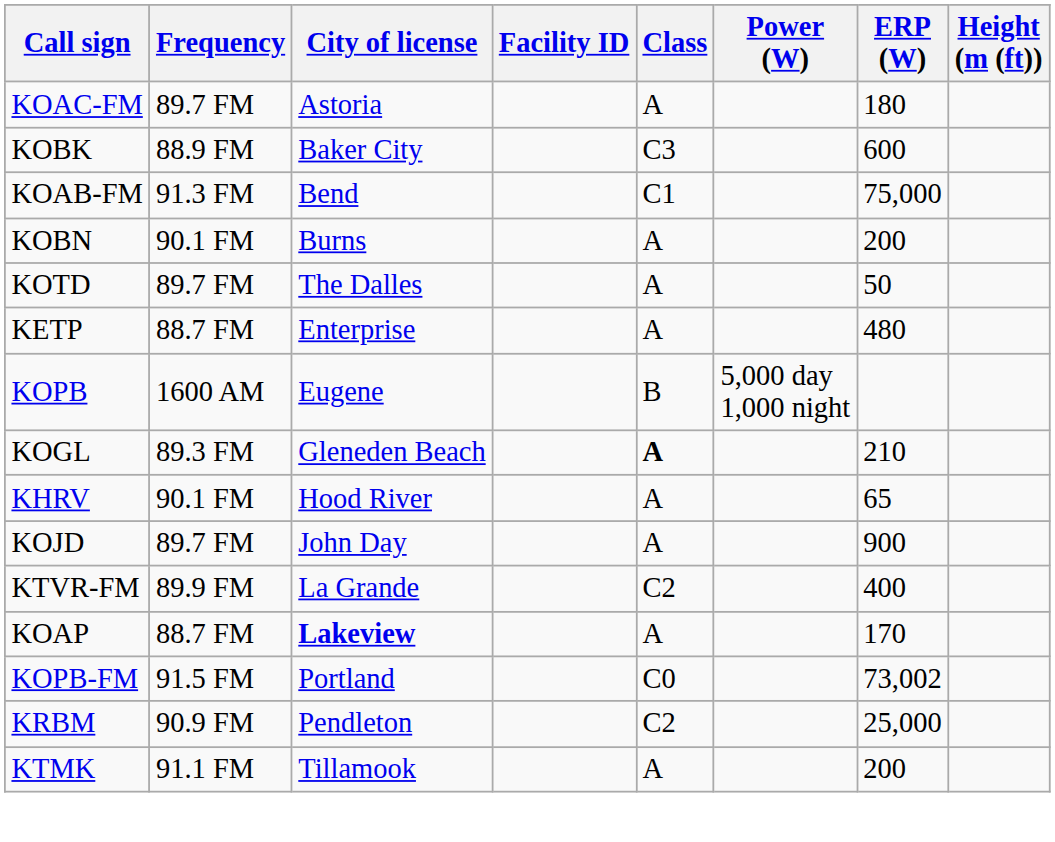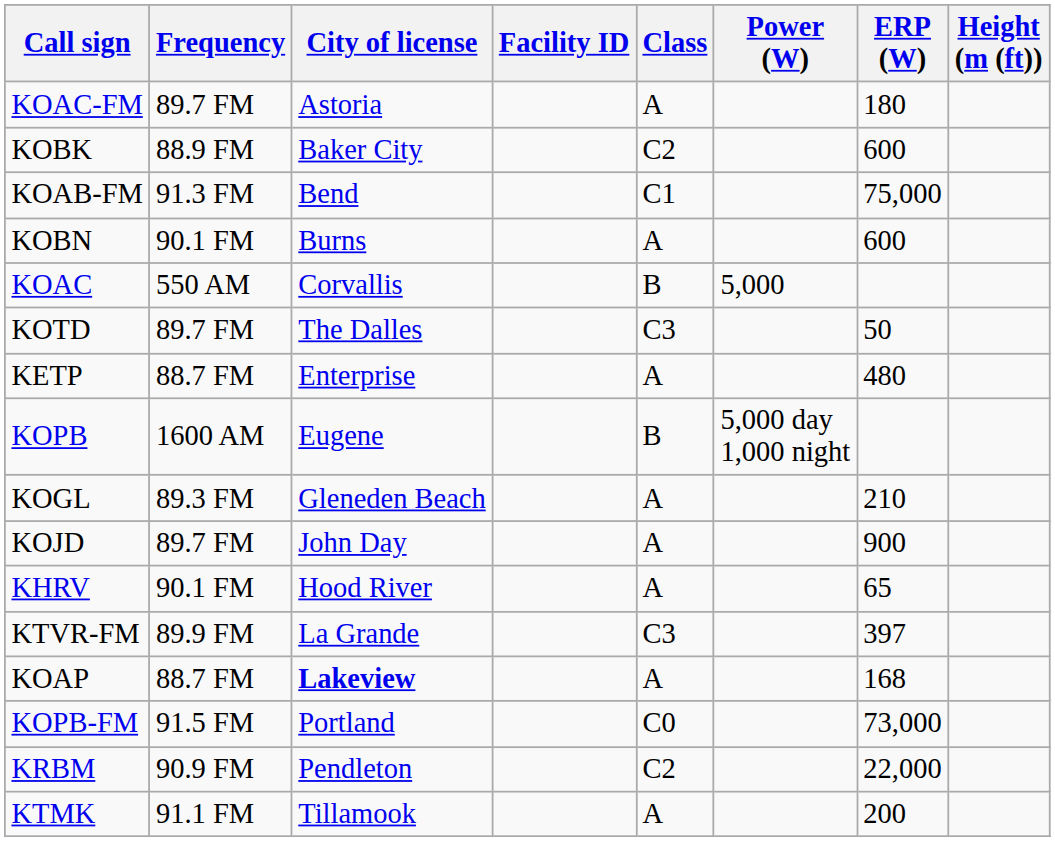(659, 149) C3 -> (659, 149) C2
(885, 239) 200 -> (885, 239) 600
+ row: (52, 284)
(653, 284) A -> (659, 330) C3
(653, 452) bold -> (653, 497) normal
rows swapped: (51, 497) <-> (48, 542)
(659, 588) C2 -> (659, 633) C3
(885, 588) 400 -> (885, 633) 397
(885, 633) 170 -> (885, 678) 168
(903, 678) 73,002 -> (903, 723) 73,000
(903, 723) 25,000 -> (903, 768) 22,000
